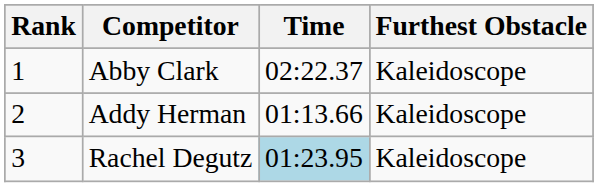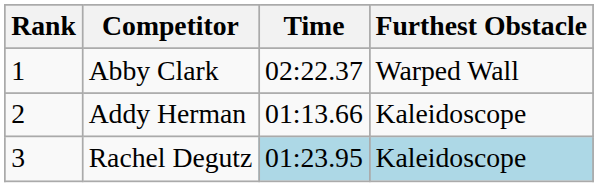(451, 70) Kaleidoscope -> (447, 70) Warped Wall
(451, 158) no background -> (451, 158) lightblue background
